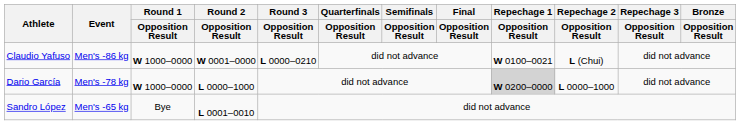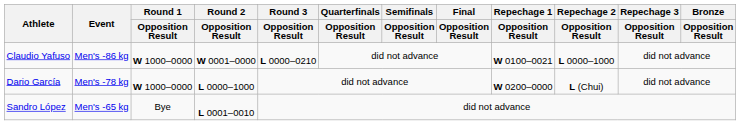(586, 61) L (Chui) -> (586, 61) L 0000–1000
(523, 87) lightgrey background -> (523, 87) no background
(586, 87) L 0000–1000 -> (586, 87) L (Chui)
